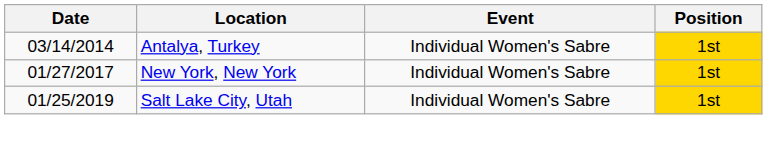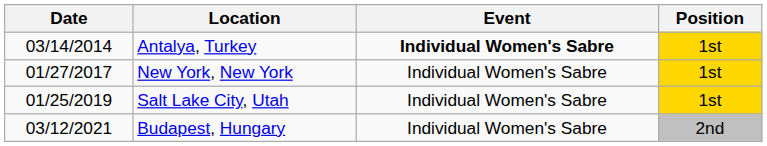(510, 46) normal -> (507, 46) bold
+ row: (211, 128)
